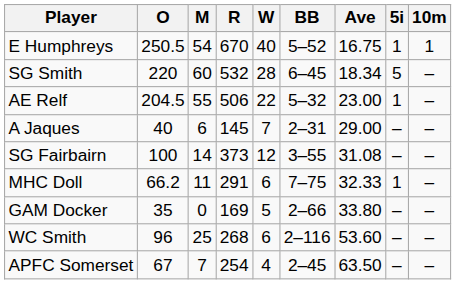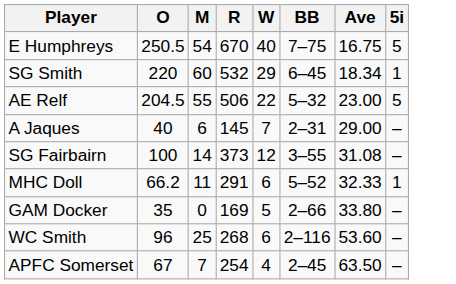- column: (429, 18)
(307, 45) 5–52 -> (307, 45) 7–75
(397, 45) 1 -> (397, 45) 5
(266, 73) 28 -> (266, 73) 29
(397, 73) 5 -> (397, 73) 1
(397, 100) 1 -> (397, 100) 5
(307, 182) 7–75 -> (307, 182) 5–52
